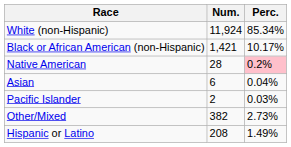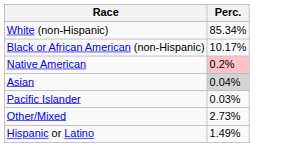- column: (226, 13)
(263, 82) no background -> (225, 82) lightgrey background
